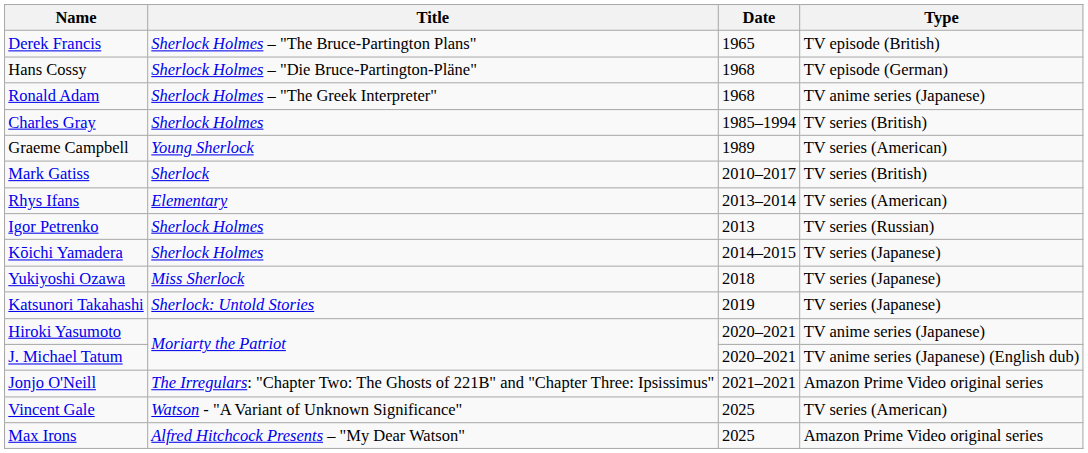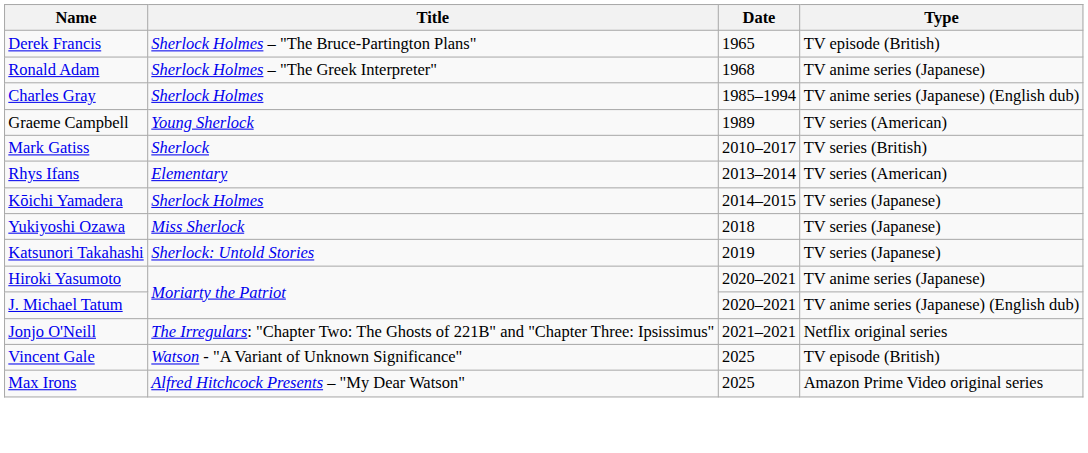- row: (47, 69)
(865, 122) TV series (British) -> (941, 95) TV anime series (Japanese) (English dub)
- row: (53, 226)
(923, 383) Amazon Prime Video original series -> (876, 331) Netflix original series
(875, 409) TV series (American) -> (872, 357) TV episode (British)
